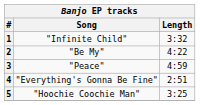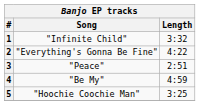(87, 53) "Be My" -> (87, 53) "Everything's Gonna Be Fine"
(177, 66) 4:59 -> (177, 66) 2:51
(87, 80) "Everything's Gonna Be Fine" -> (87, 80) "Be My"
(177, 80) 2:51 -> (177, 80) 4:59
